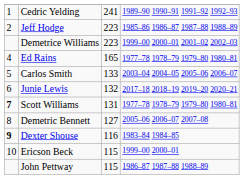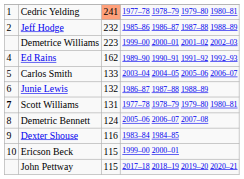(111, 12) no background -> (111, 12) lightsalmon background
(180, 12) 1989–90 1990–91 1991–92 1992–93 -> (180, 12) 1977–78 1978–79 1979–80 1980–81
(111, 27) 223 -> (111, 27) 232
(111, 58) 165 -> (111, 58) 162
(180, 58) 1977–78 1978–79 1979–80 1980–81 -> (180, 58) 1989–90 1990–91 1991–92 1992–93
(180, 89) 2017–18 2018–19 2019–20 2020–21 -> (165, 89) 1986–87 1987–88 1988–89
(111, 120) 127 -> (111, 120) 124
(9, 136) bold -> (9, 136) normal
(165, 167) 1986–87 1987–88 1988–89 -> (180, 167) 2017–18 2018–19 2019–20 2020–21
